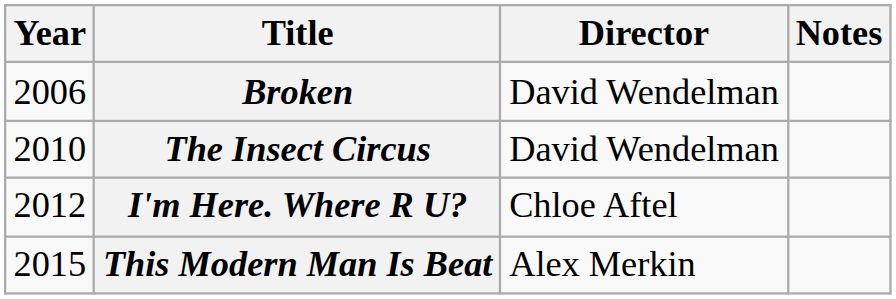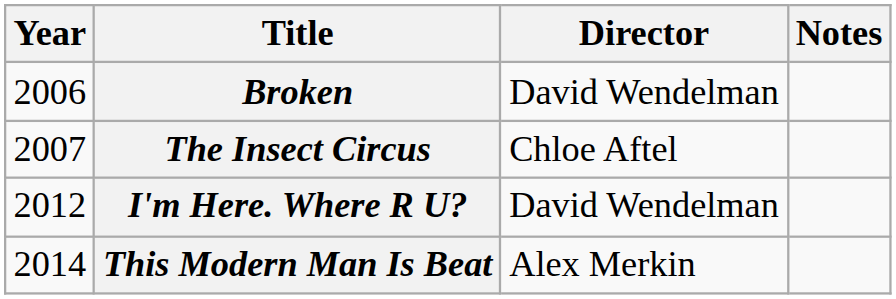(50, 148) 2010 -> (50, 148) 2007
(644, 148) David Wendelman -> (593, 148) Chloe Aftel
(593, 206) Chloe Aftel -> (644, 206) David Wendelman
(50, 263) 2015 -> (50, 263) 2014
